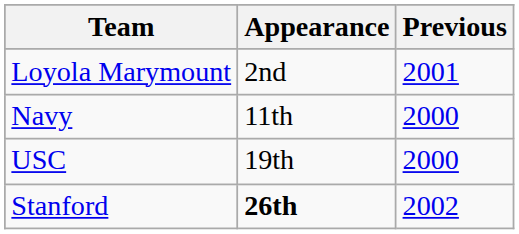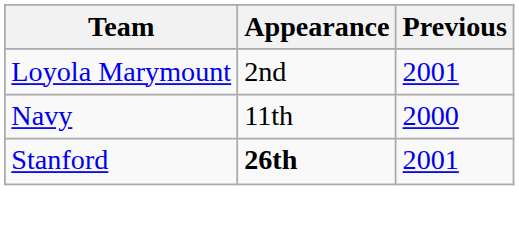- row: (39, 160)
(431, 205) 2002 -> (431, 160) 2001
